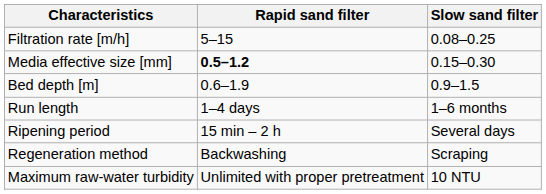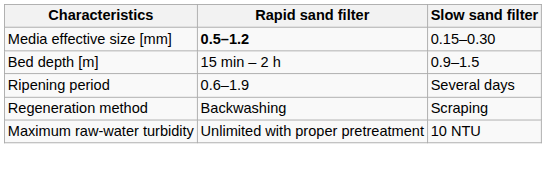- row: (68, 39)
(225, 85) 0.6–1.9 -> (241, 62) 15 min – 2 h
- row: (43, 108)
(241, 131) 15 min – 2 h -> (225, 85) 0.6–1.9
